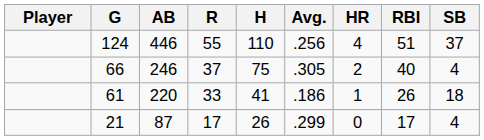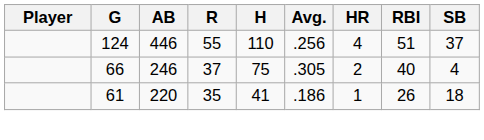(212, 95) 33 -> (212, 95) 35
- row: (115, 122)
